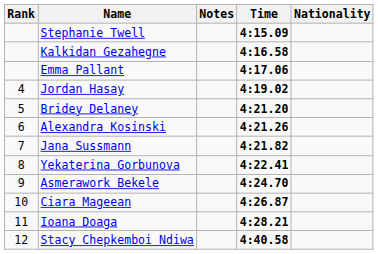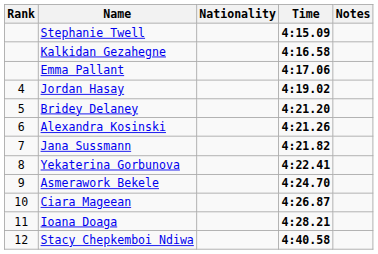columns swapped: (332, 14) <-> (217, 14)
